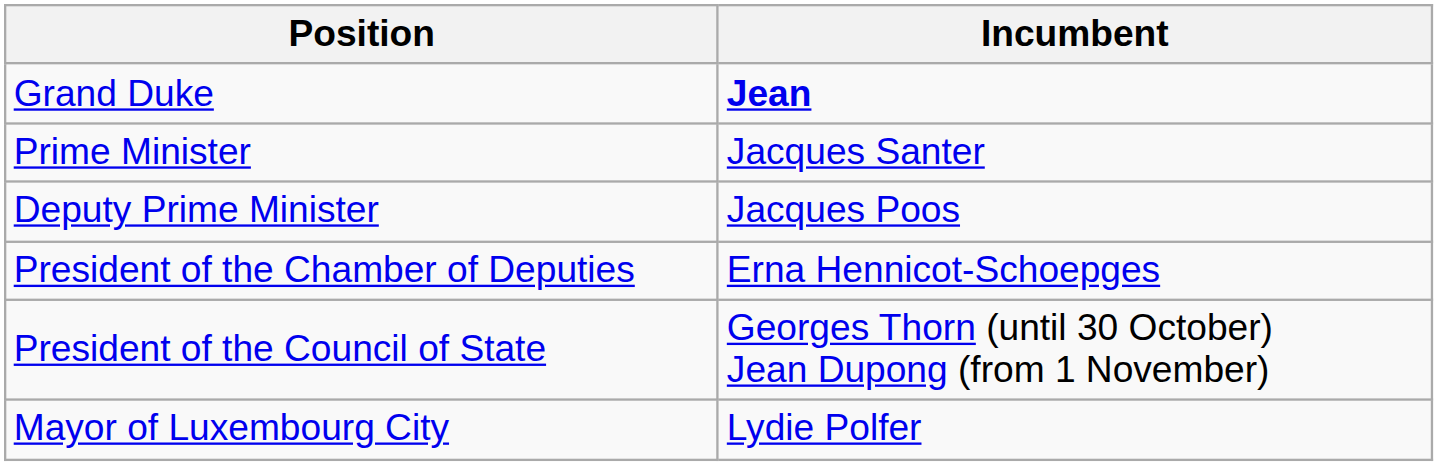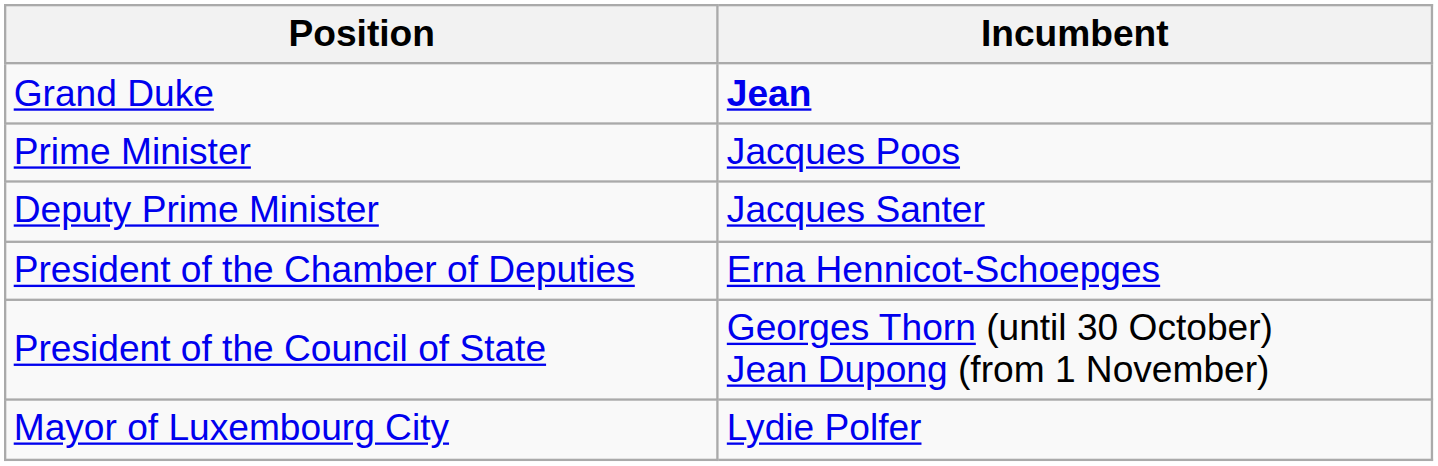(856, 151) Jacques Santer -> (843, 151) Jacques Poos
(843, 210) Jacques Poos -> (856, 210) Jacques Santer
